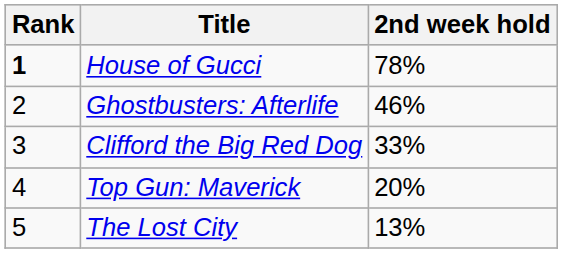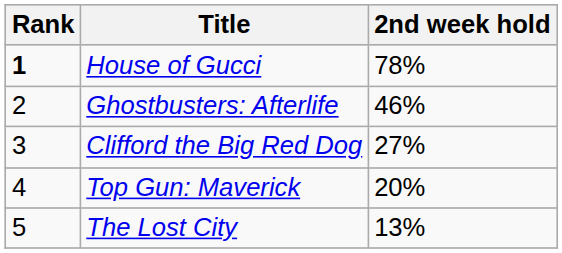(400, 146) 33% -> (400, 146) 27%
